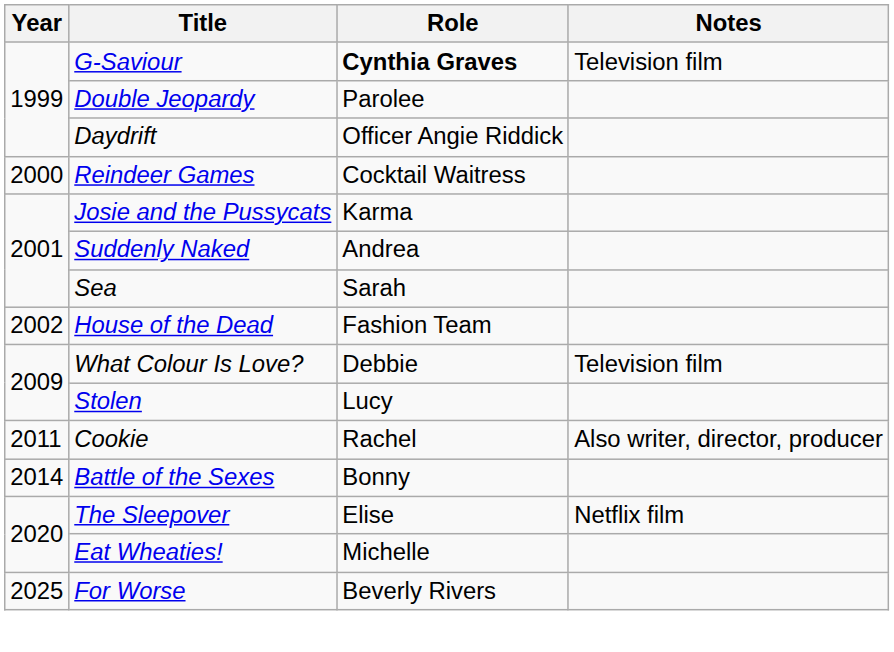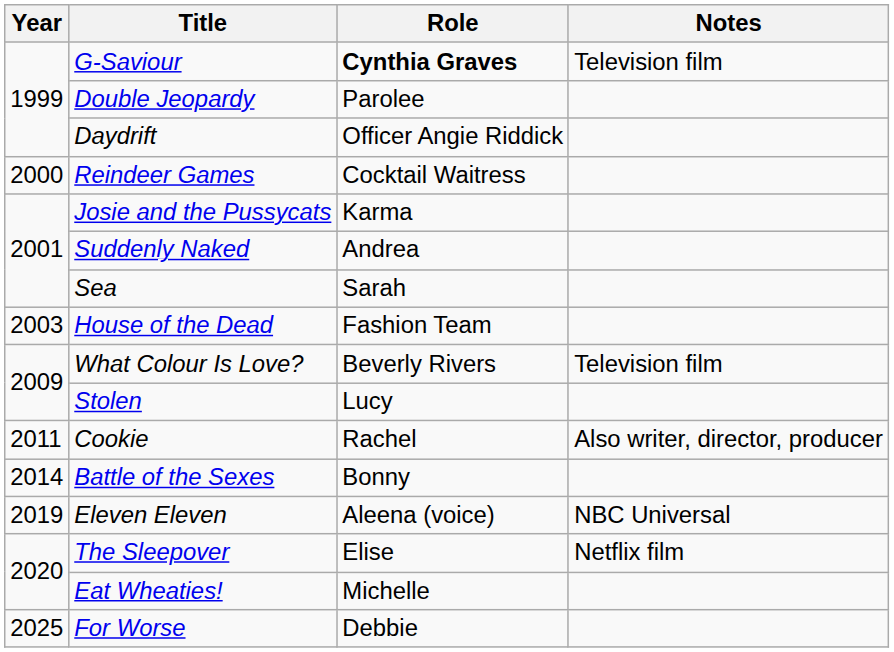(37, 325) 2002 -> (37, 325) 2003
(380, 363) Debbie -> (419, 363) Beverly Rivers
+ row: (150, 514)
(419, 590) Beverly Rivers -> (380, 628) Debbie
